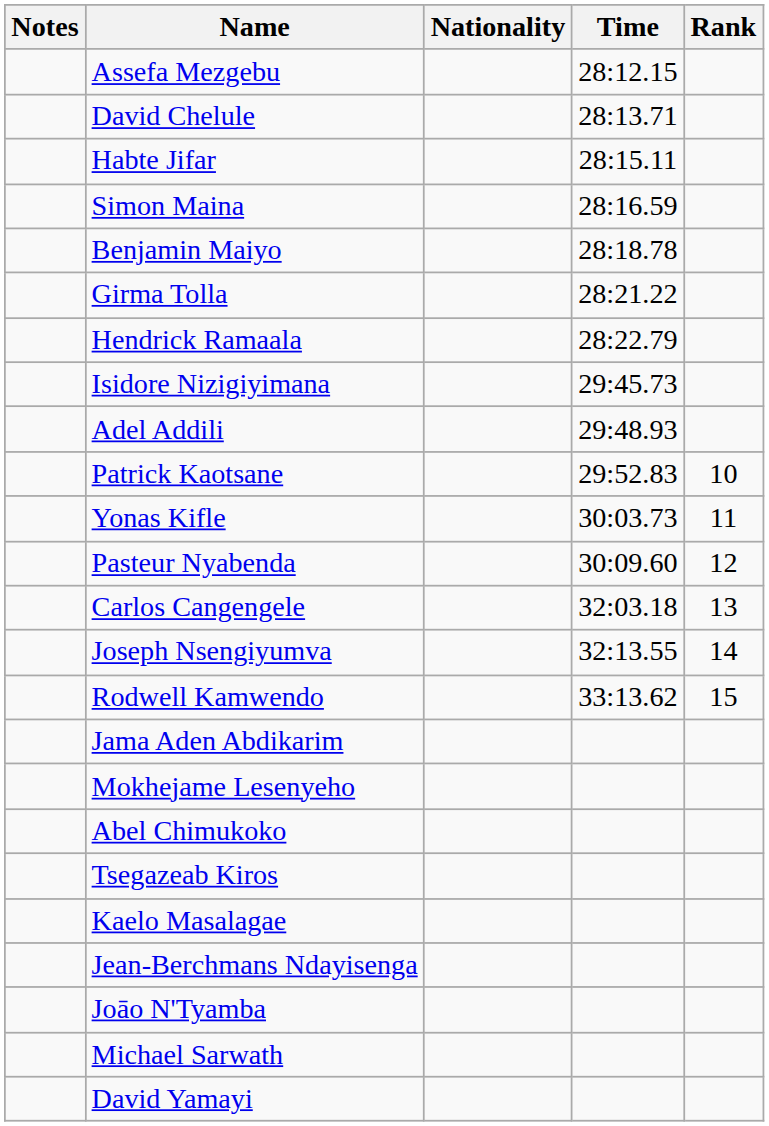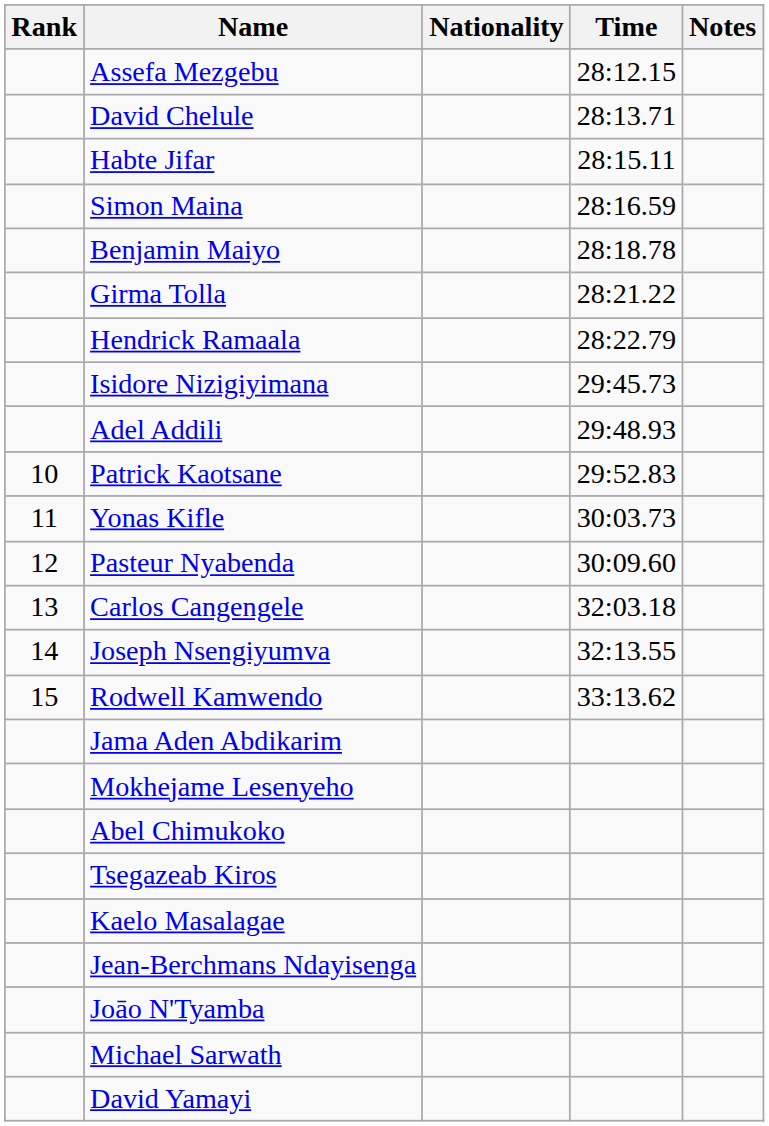columns swapped: (723, 26) <-> (45, 26)
